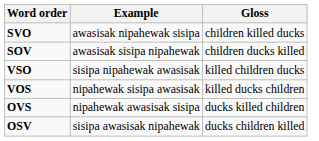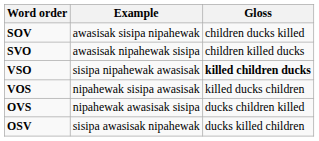rows swapped: (19, 32) <-> (19, 51)
(255, 70) normal -> (258, 70) bold
(255, 107) ducks killed children -> (255, 107) ducks children killed
(255, 126) ducks children killed -> (255, 126) ducks killed children
